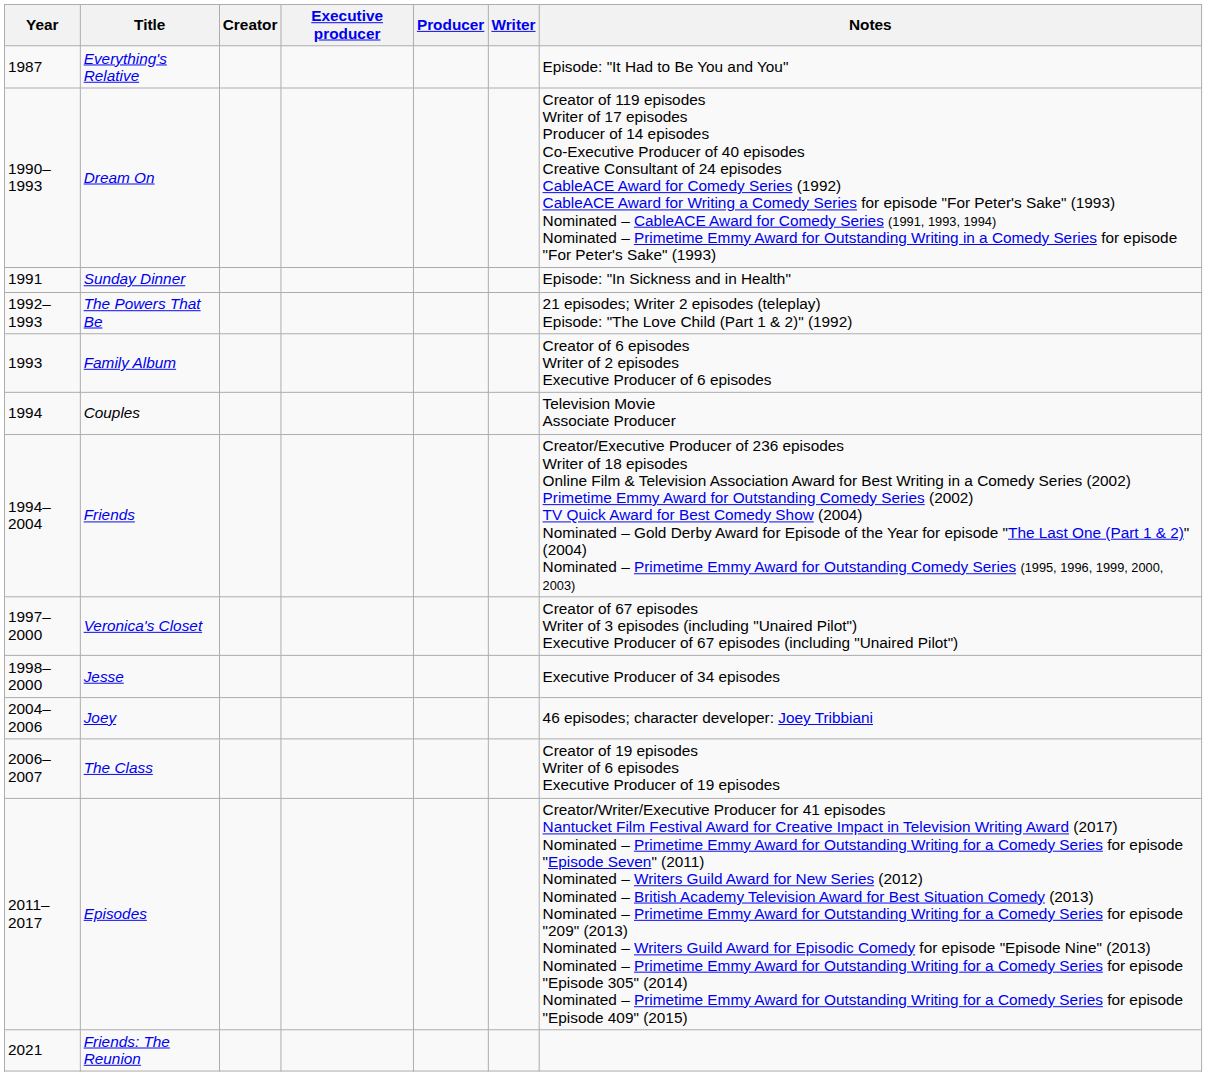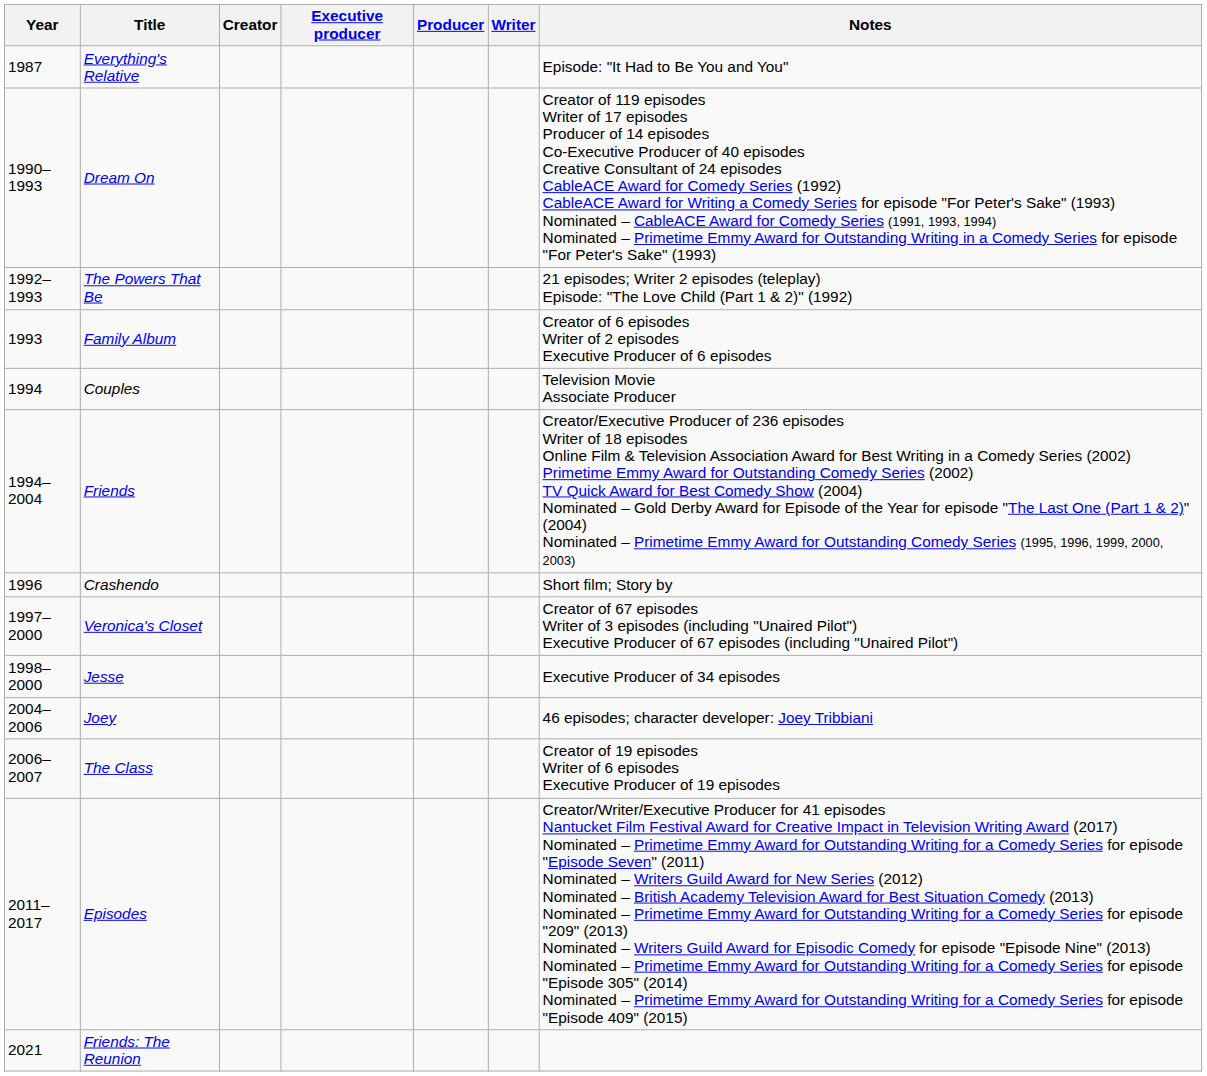- row: (134, 279)
+ row: (121, 584)
